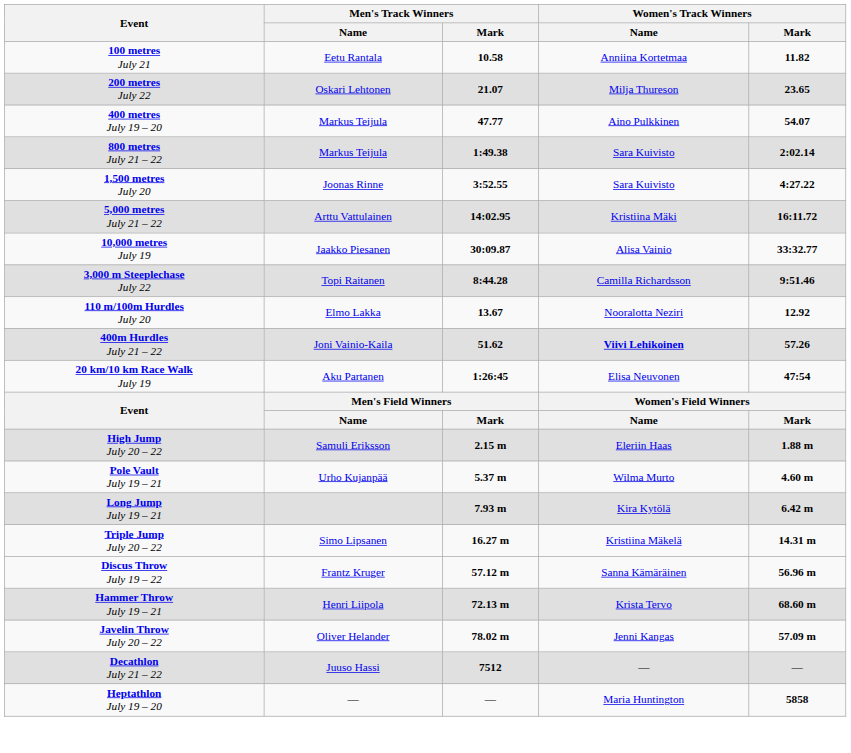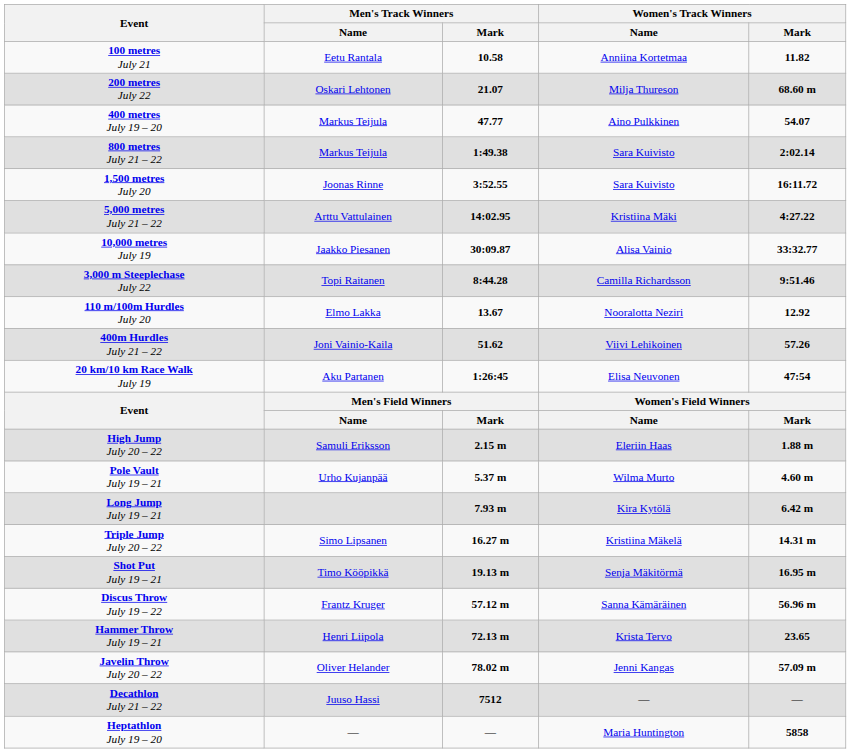(797, 89) 23.65 -> (797, 89) 68.60 m
(797, 185) 4:27.22 -> (797, 185) 16:11.72
(797, 217) 16:11.72 -> (797, 217) 4:27.22
(644, 344) bold -> (644, 344) normal
+ row: (134, 572)
(797, 604) 68.60 m -> (797, 636) 23.65
